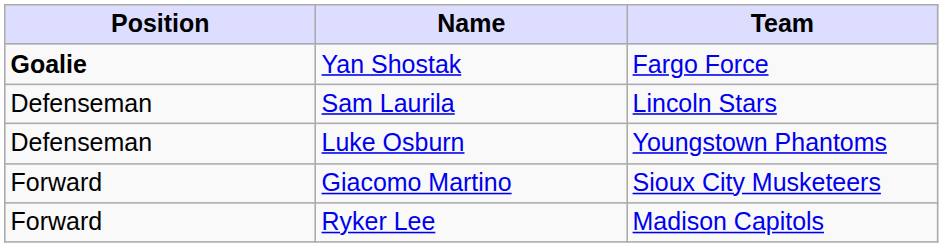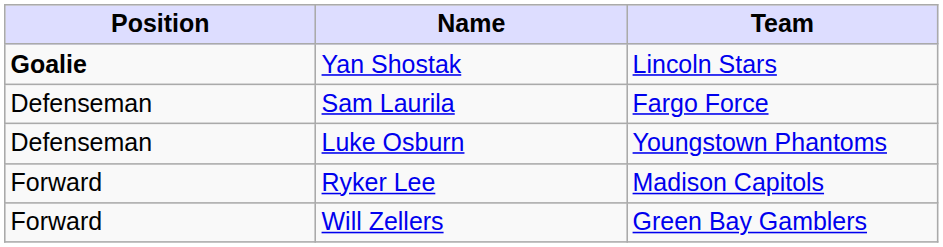(701, 63) Fargo Force -> (705, 63) Lincoln Stars
(705, 103) Lincoln Stars -> (701, 103) Fargo Force
- row: (417, 182)
+ row: (383, 222)
